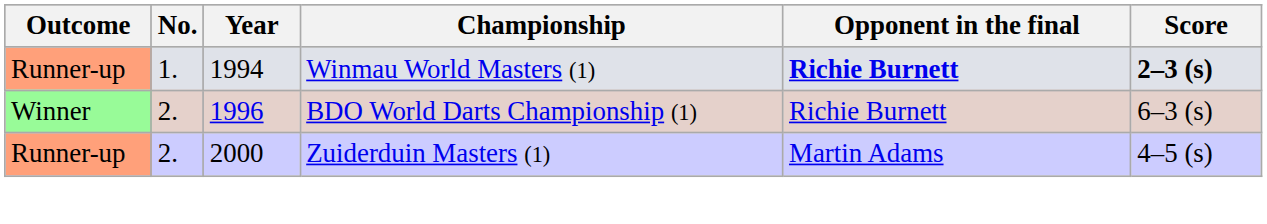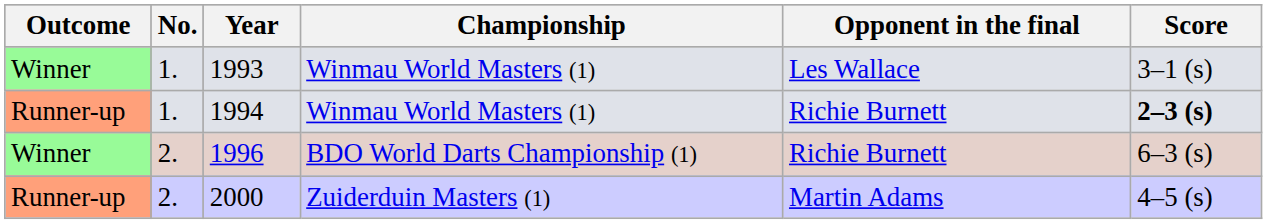+ row: (237, 68)
(874, 68) bold -> (868, 111) normal
